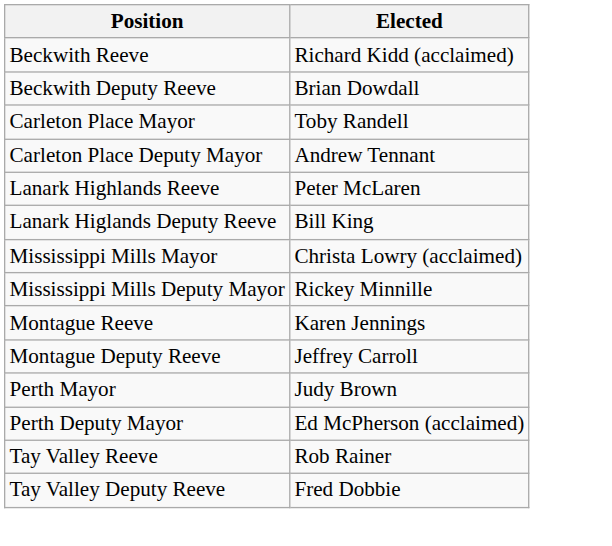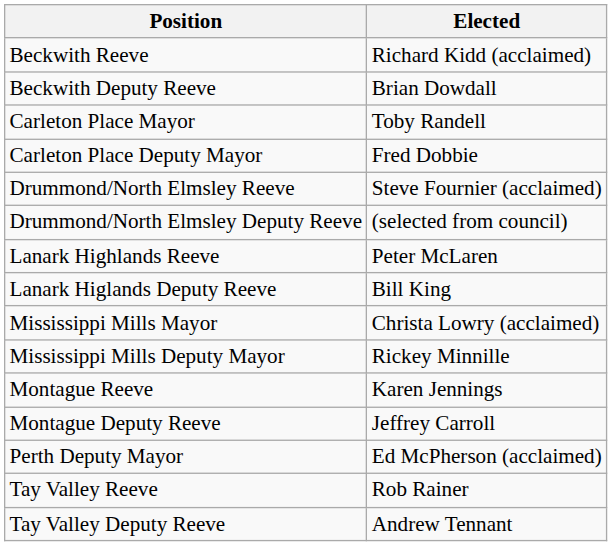(365, 155) Andrew Tennant -> (425, 155) Fred Dobbie
+ row: (152, 188)
+ row: (186, 222)
- row: (63, 389)
(348, 490) Fred Dobbie -> (442, 523) Andrew Tennant
